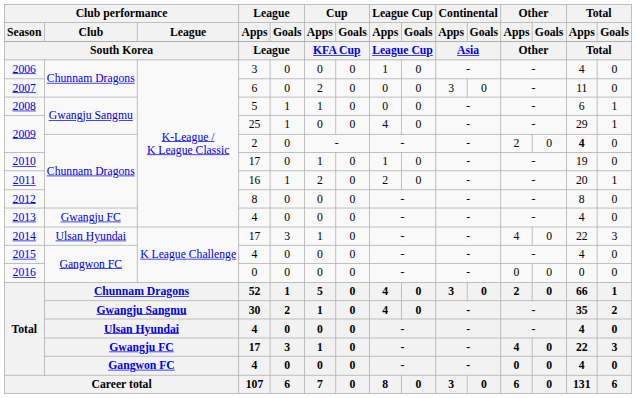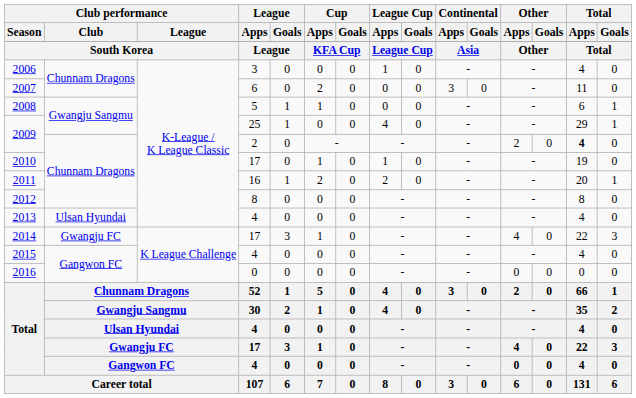(91, 217) Gwangju FC -> (91, 217) Ulsan Hyundai
(91, 236) Ulsan Hyundai -> (91, 236) Gwangju FC
